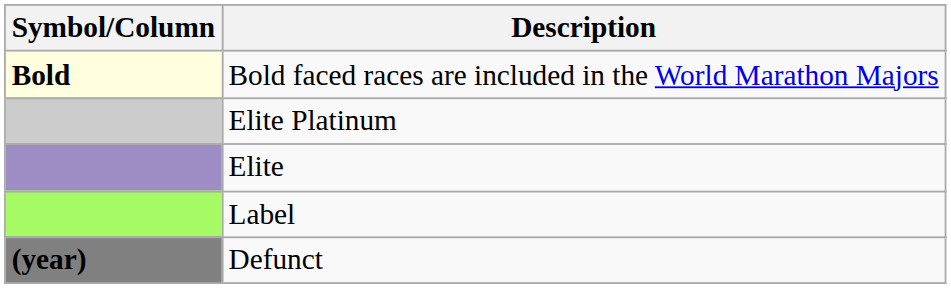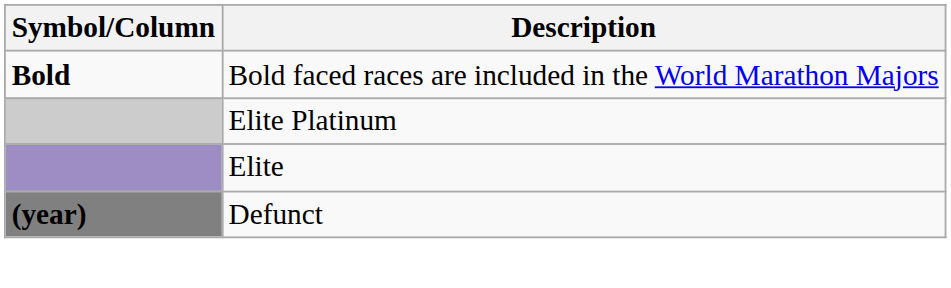(41, 74) lightyellow background -> (41, 74) no background
- row: (262, 213)
